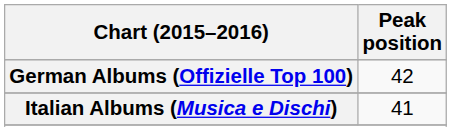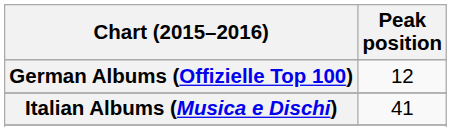(402, 76) 42 -> (402, 76) 12
